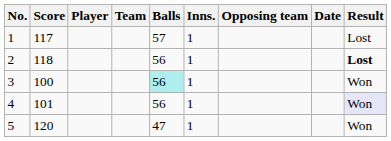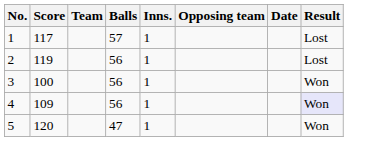- column: (90, 15)
(43, 59) 118 -> (43, 59) 119
(360, 59) bold -> (316, 59) normal
(159, 81) paleturquoise background -> (116, 81) no background
(43, 103) 101 -> (43, 103) 109
